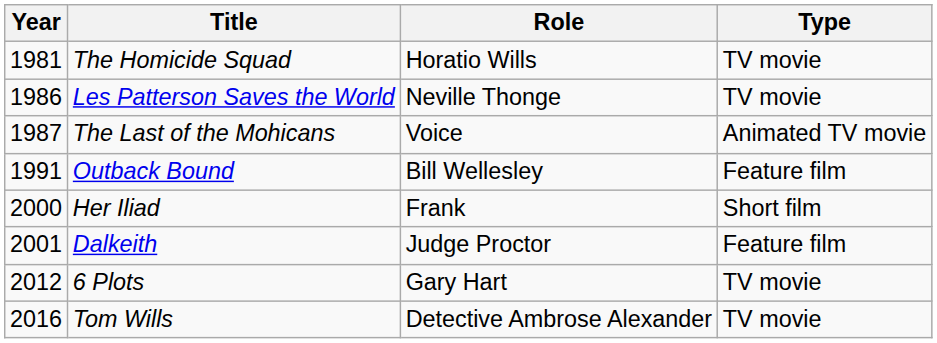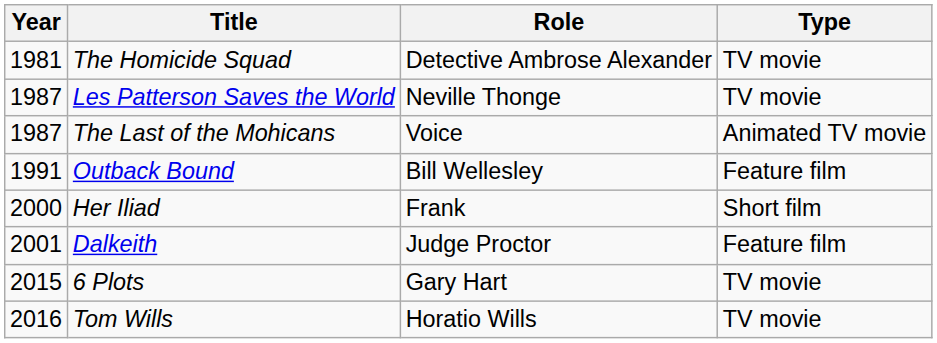(471, 60) Horatio Wills -> (559, 60) Detective Ambrose Alexander
(36, 97) 1986 -> (36, 97) 1987
(36, 282) 2012 -> (36, 282) 2015
(559, 319) Detective Ambrose Alexander -> (471, 319) Horatio Wills
